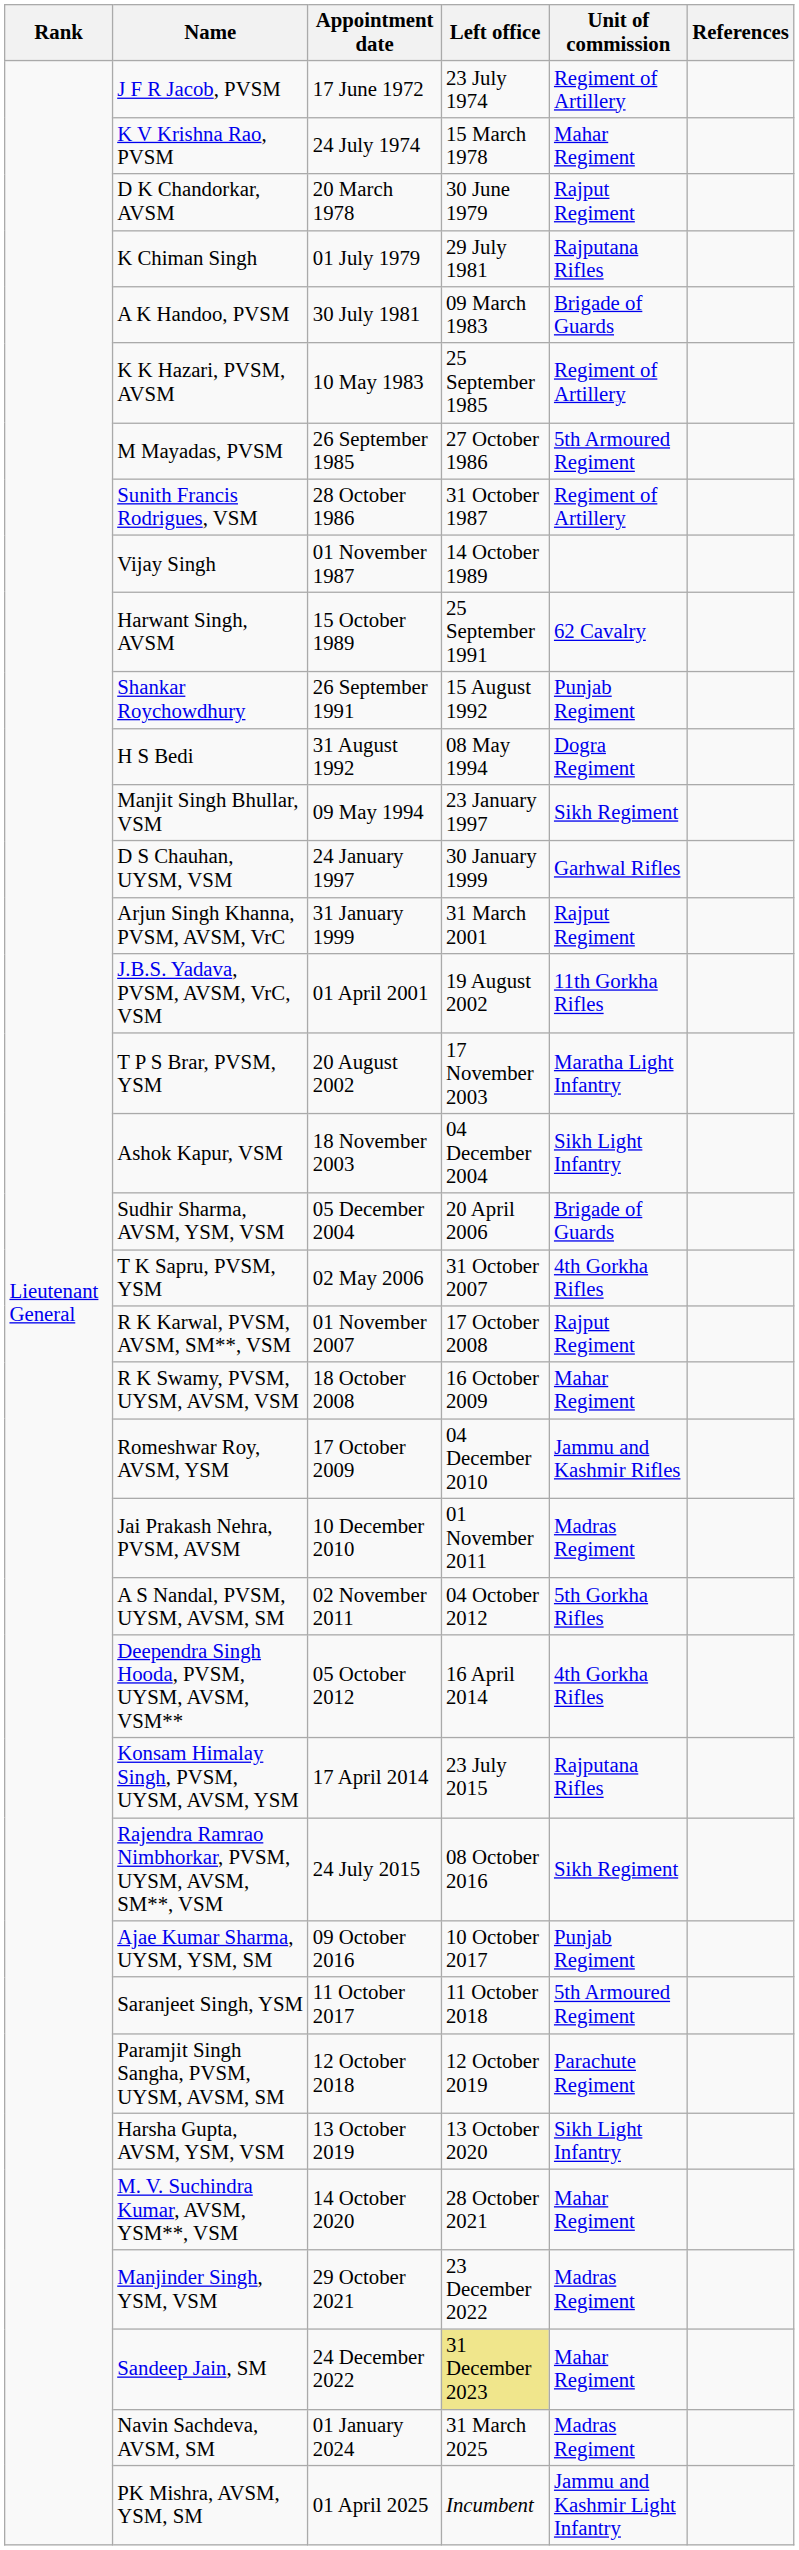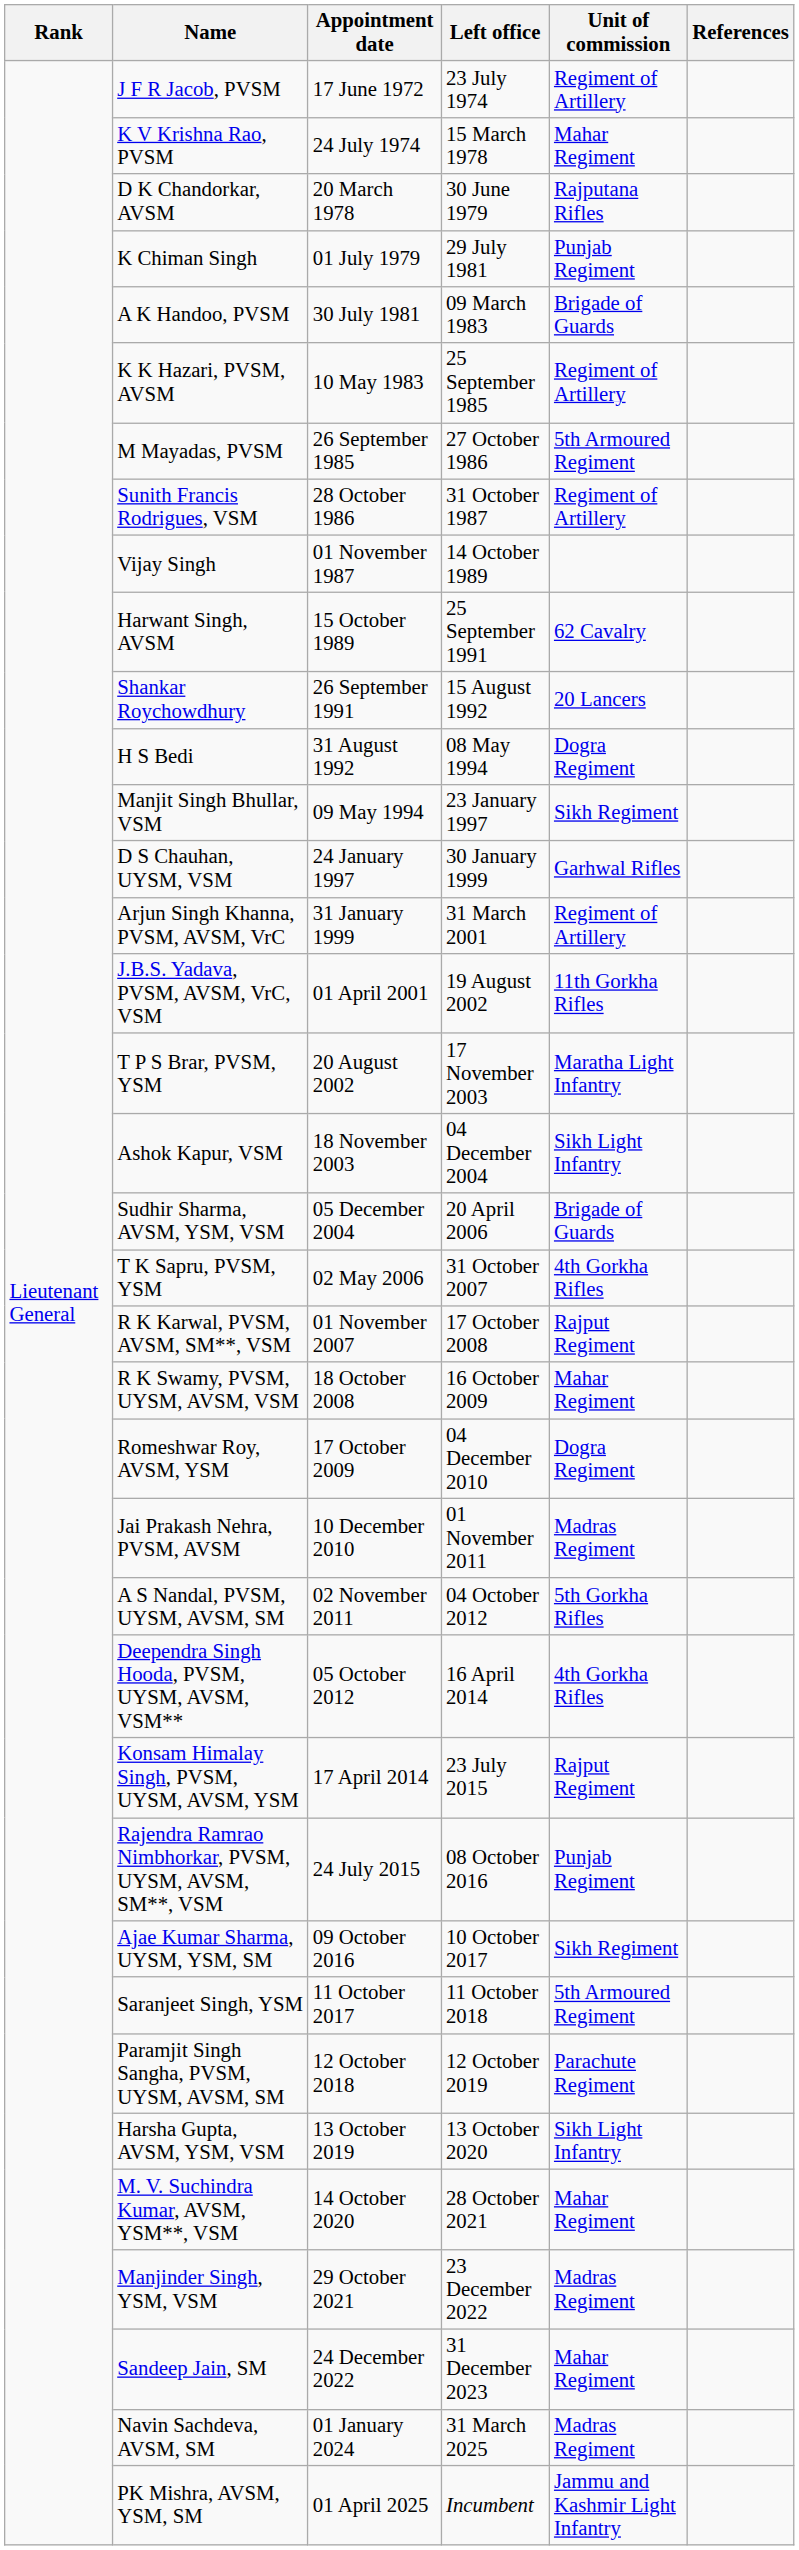(594, 201) Rajput Regiment -> (596, 201) Rajputana Rifles
(596, 258) Rajputana Rifles -> (594, 258) Punjab Regiment
(594, 699) Punjab Regiment -> (600, 699) 20 Lancers
(594, 925) Rajput Regiment -> (606, 925) Regiment of Artillery
(617, 1458) Jammu and Kashmir Rifles -> (594, 1458) Dogra Regiment
(596, 1777) Rajputana Rifles -> (594, 1777) Rajput Regiment
(616, 1868) Sikh Regiment -> (594, 1868) Punjab Regiment
(594, 1948) Punjab Regiment -> (616, 1948) Sikh Regiment
(489, 2368) khaki background -> (489, 2368) no background
